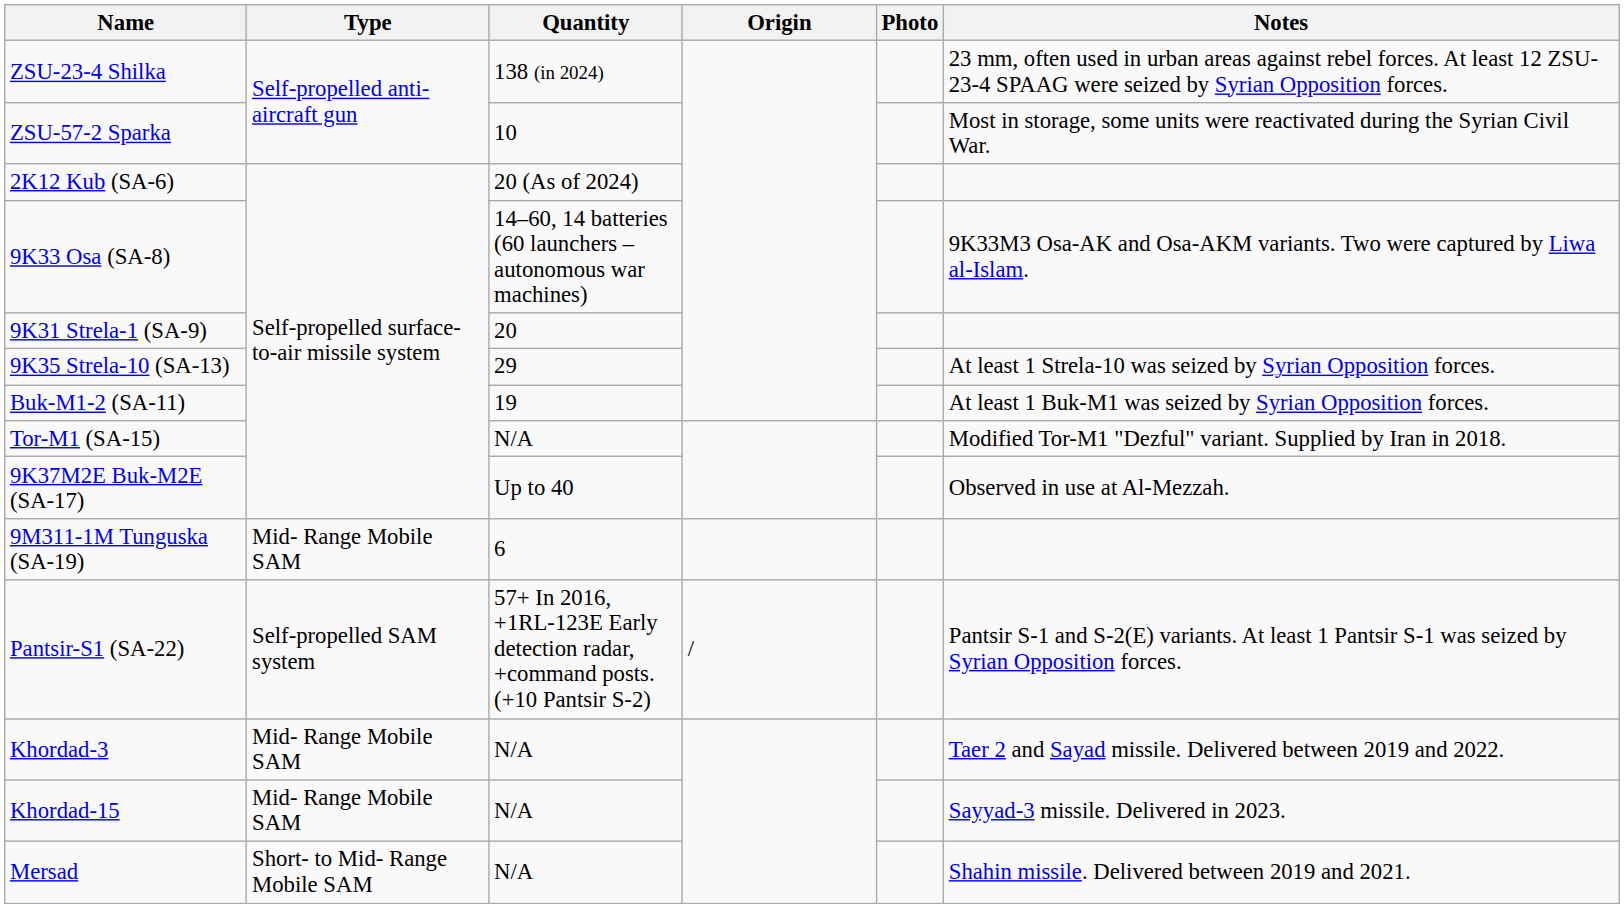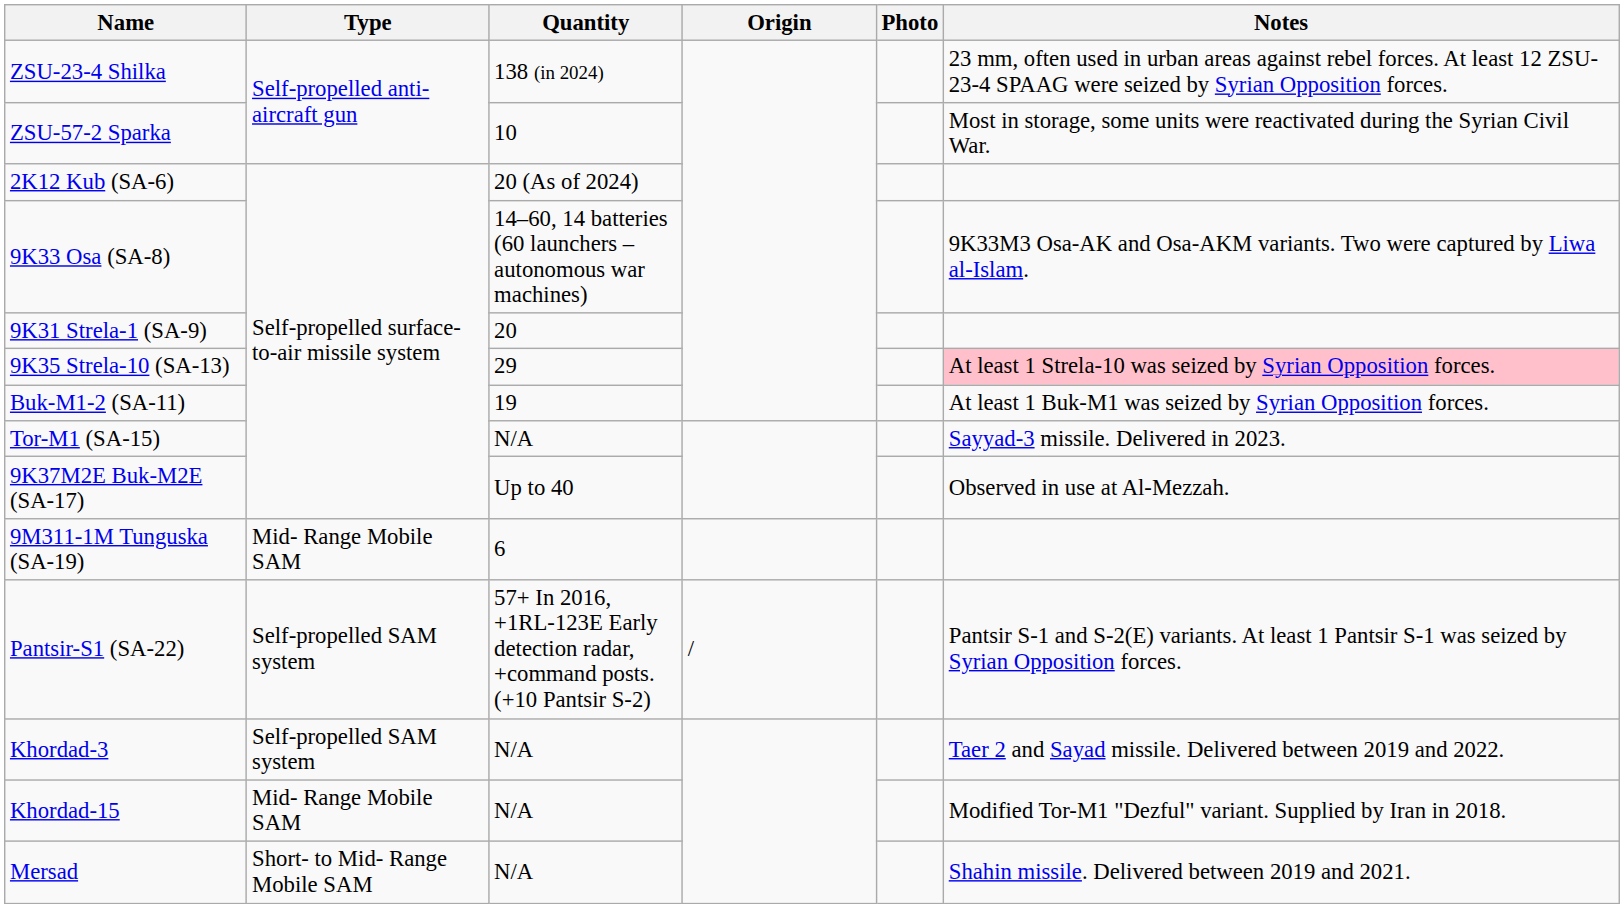(1222, 366) no background -> (1222, 366) pink background
(1227, 438) Modified Tor-M1 "Dezful" variant. Supplied by Iran in 2018. -> (1117, 438) Sayyad-3 missile. Delivered in 2023.
(342, 748) Mid- Range Mobile SAM -> (344, 748) Self-propelled SAM system
(1117, 810) Sayyad-3 missile. Delivered in 2023. -> (1227, 810) Modified Tor-M1 "Dezful" variant. Supplied by Iran in 2018.
